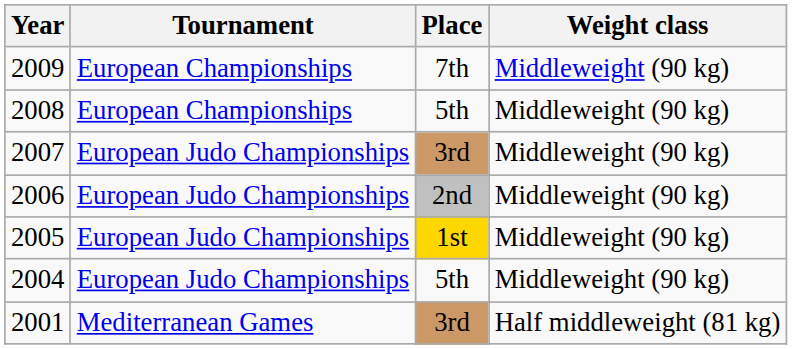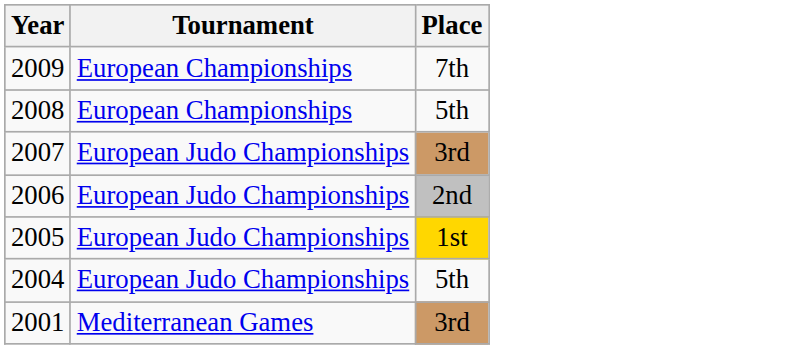- column: (638, 25)
